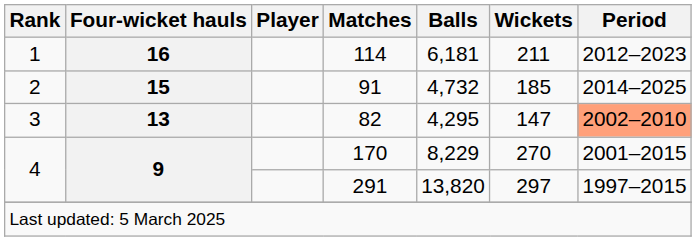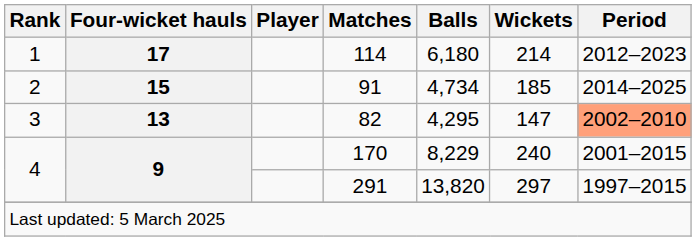(158, 53) 16 -> (158, 53) 17
(453, 53) 6,181 -> (453, 53) 6,180
(534, 53) 211 -> (534, 53) 214
(453, 86) 4,732 -> (453, 86) 4,734
(534, 152) 270 -> (534, 152) 240
